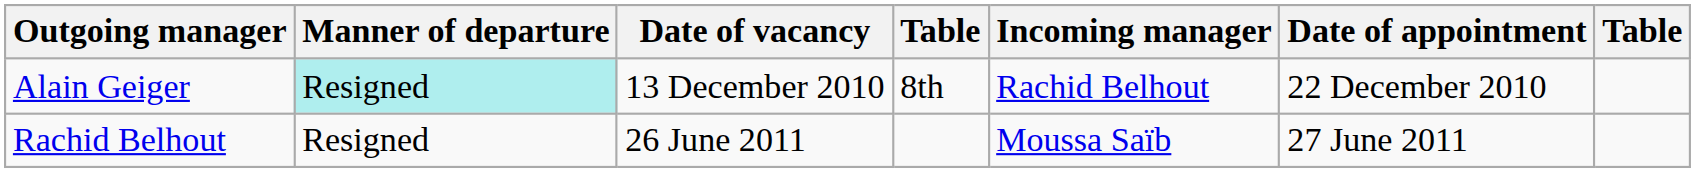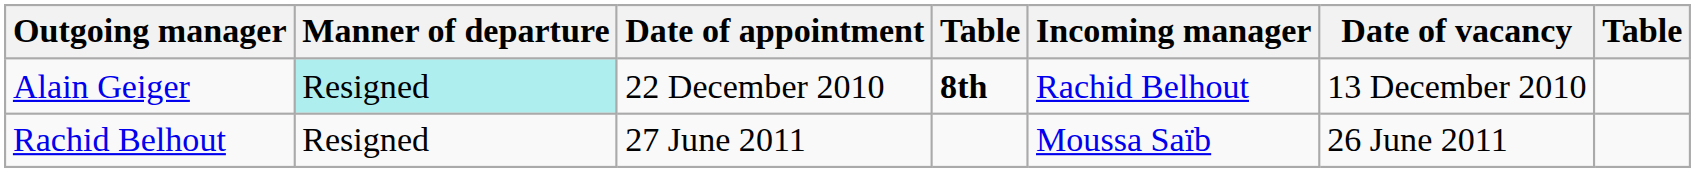columns swapped: (755, 31) <-> (1437, 31)
(922, 85) normal -> (964, 85) bold
